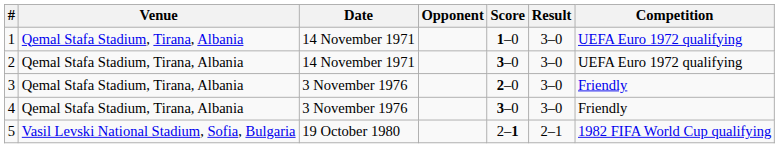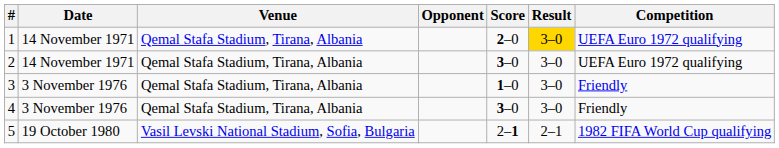columns swapped: (358, 16) <-> (159, 16)
(508, 39) 1–0 -> (508, 39) 2–0
(551, 39) no background -> (551, 39) gold background
(508, 85) 2–0 -> (508, 85) 1–0
